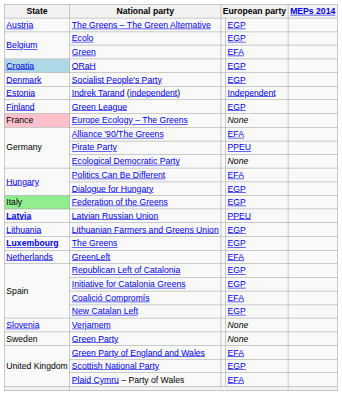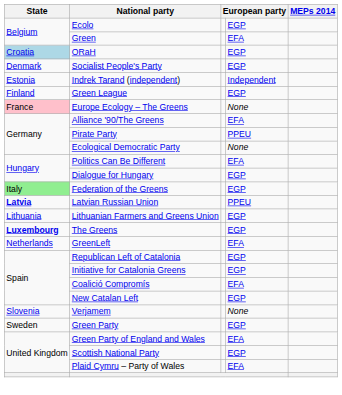- row: (141, 25)
(238, 339) None -> (237, 325) EGP
